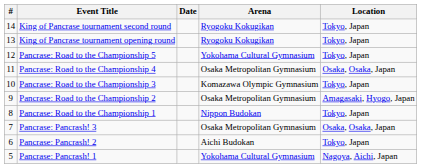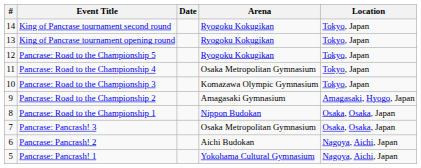(258, 55) Yokohama Cultural Gymnasium -> (237, 55) Ryogoku Kokugikan
(359, 70) Osaka, Osaka, Japan -> (346, 70) Tokyo, Japan
(258, 99) Osaka Metropolitan Gymnasium -> (243, 99) Amagasaki Gymnasium
(346, 113) Tokyo, Japan -> (359, 113) Osaka, Osaka, Japan
(346, 142) Tokyo, Japan -> (360, 142) Nagoya, Aichi, Japan
